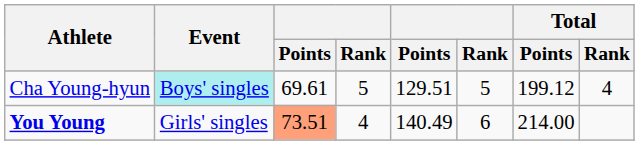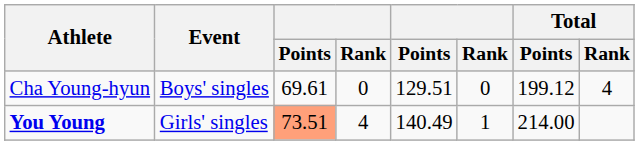(214, 88) paleturquoise background -> (214, 88) no background
(363, 88) 5 -> (363, 88) 0
(485, 88) 5 -> (485, 88) 0
(485, 122) 6 -> (485, 122) 1
